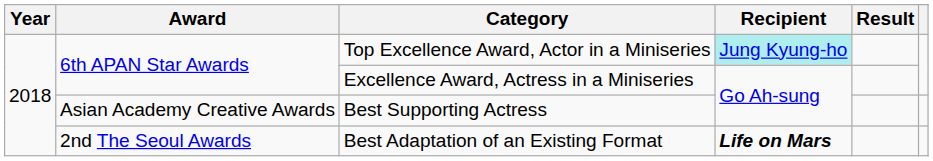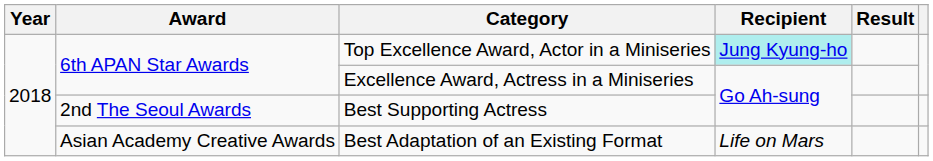(198, 110) Asian Academy Creative Awards -> (156, 110) 2nd The Seoul Awards
(156, 140) 2nd The Seoul Awards -> (198, 140) Asian Academy Creative Awards
(775, 140) bold -> (772, 140) normal
